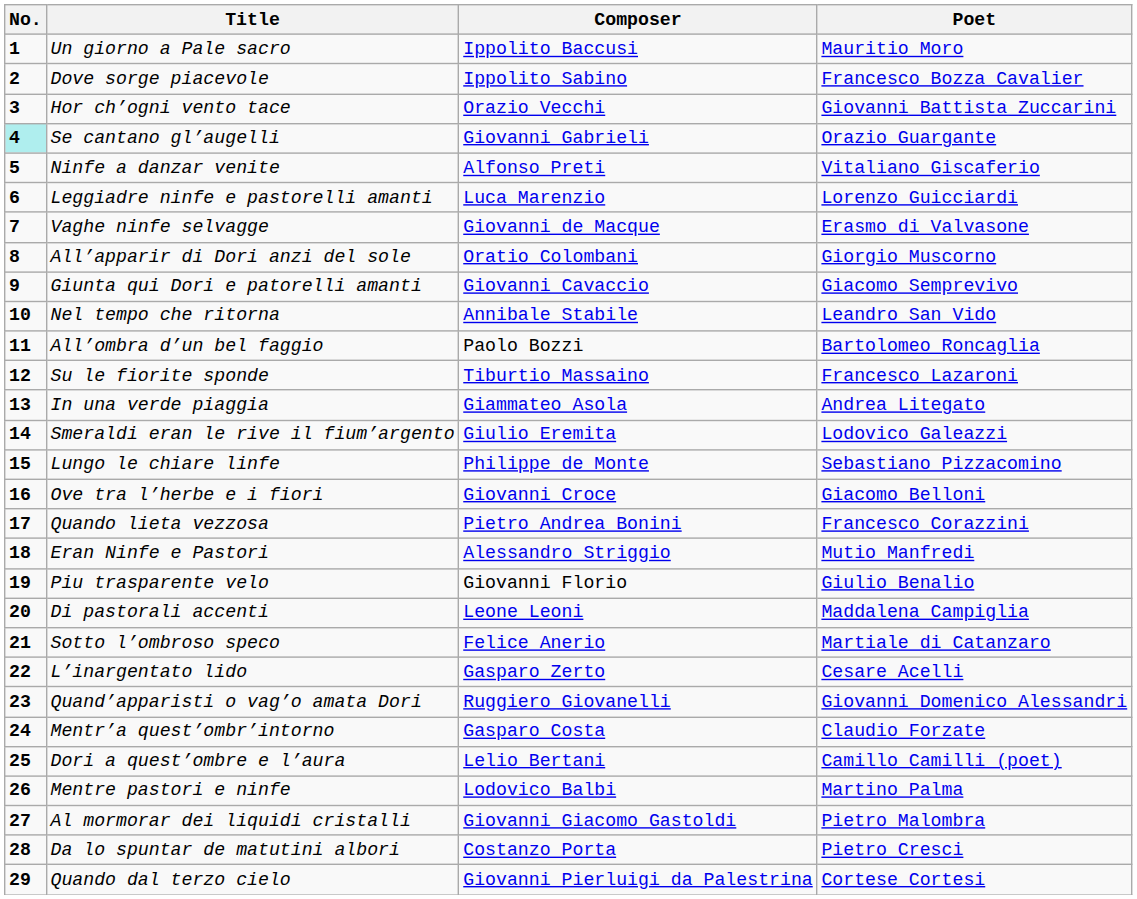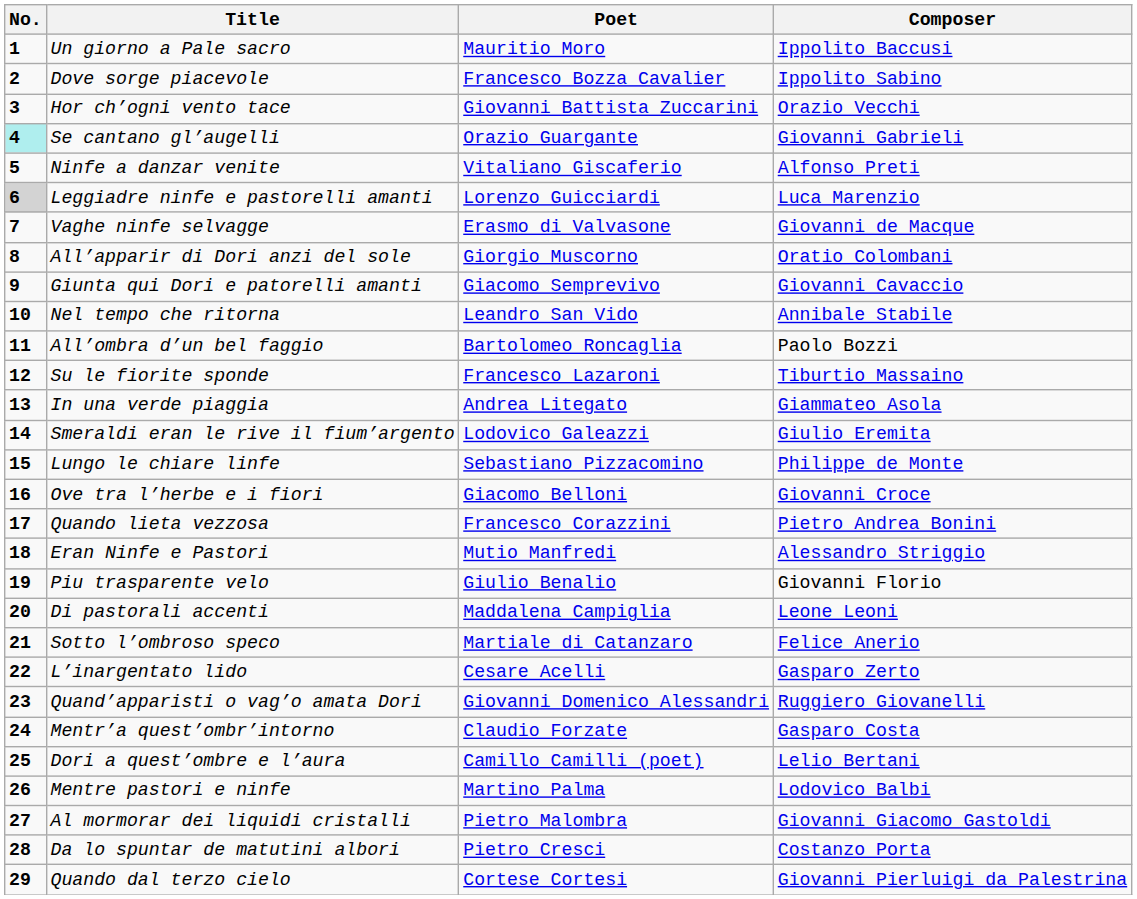columns swapped: (974, 20) <-> (638, 20)
(14, 198) no background -> (14, 198) lightgrey background
